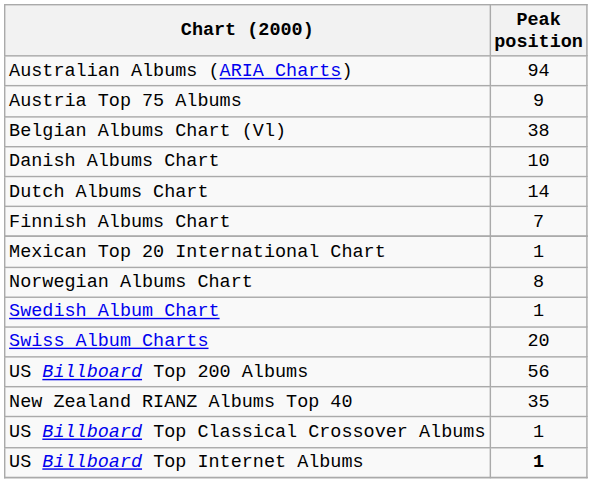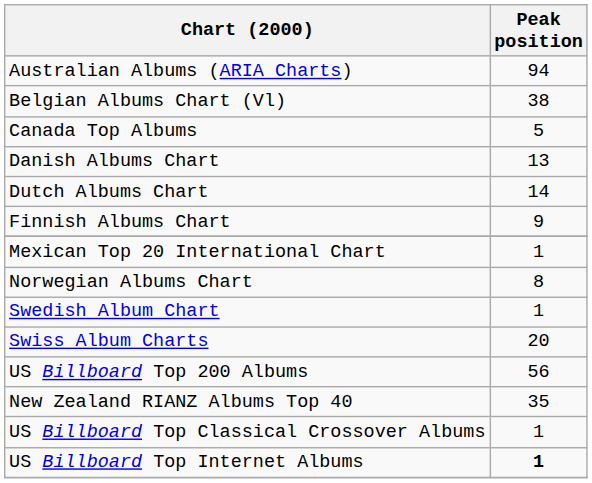- row: (125, 101)
+ row: (103, 131)
(539, 161) 10 -> (539, 161) 13
(539, 222) 7 -> (539, 222) 9
